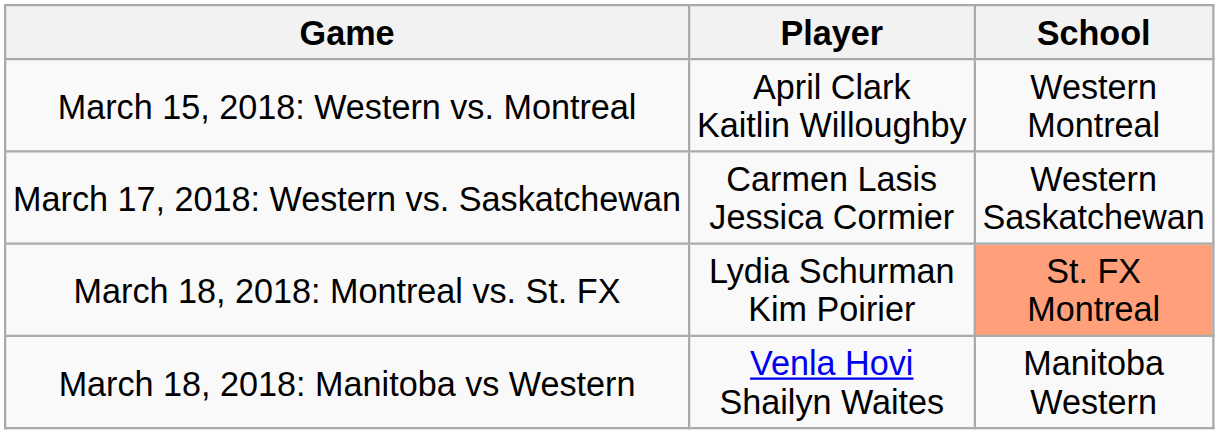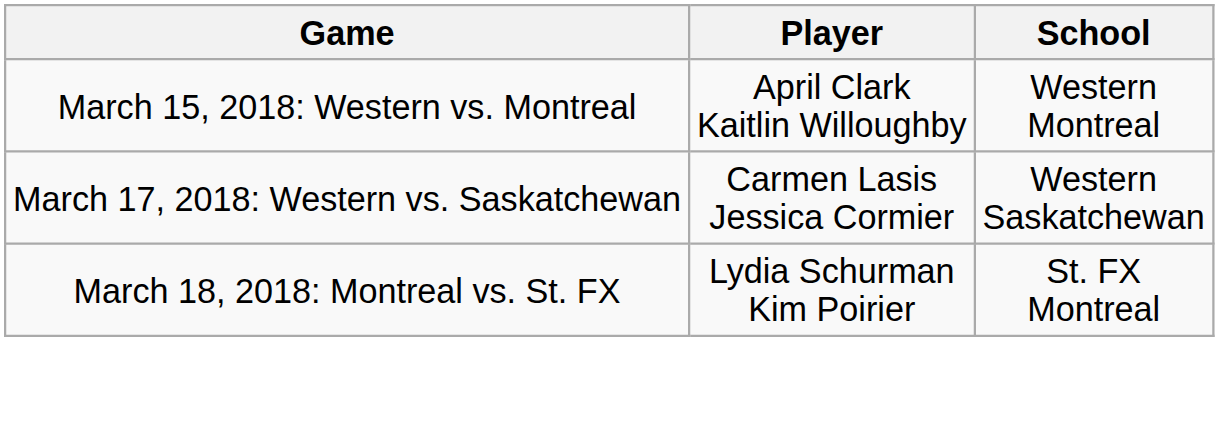(1094, 290) lightsalmon background -> (1094, 290) no background
- row: (347, 383)
